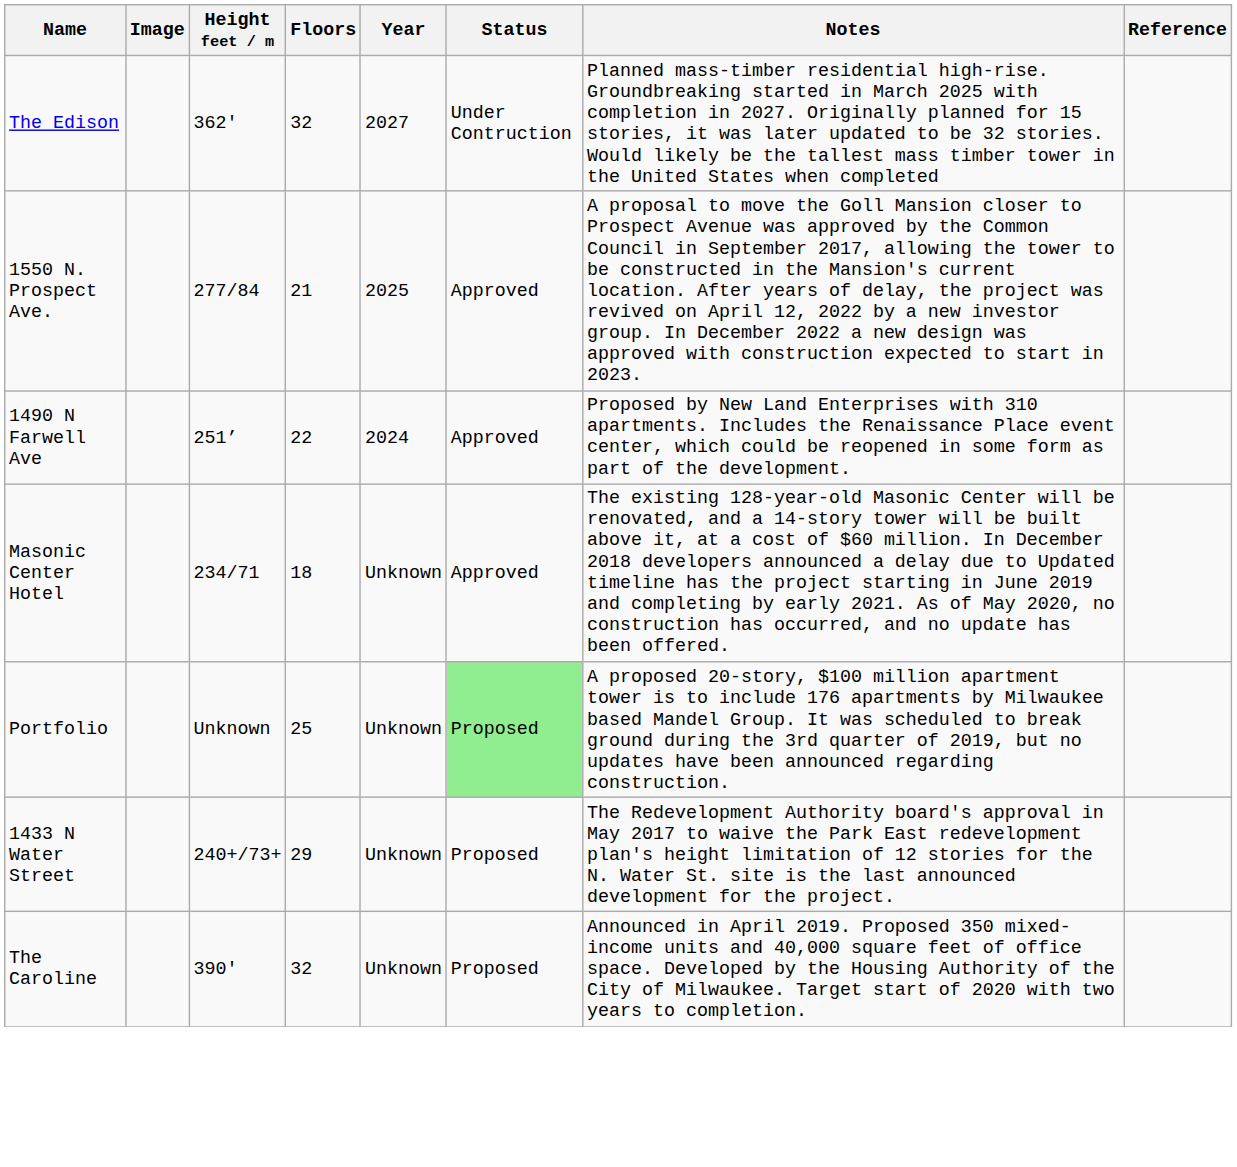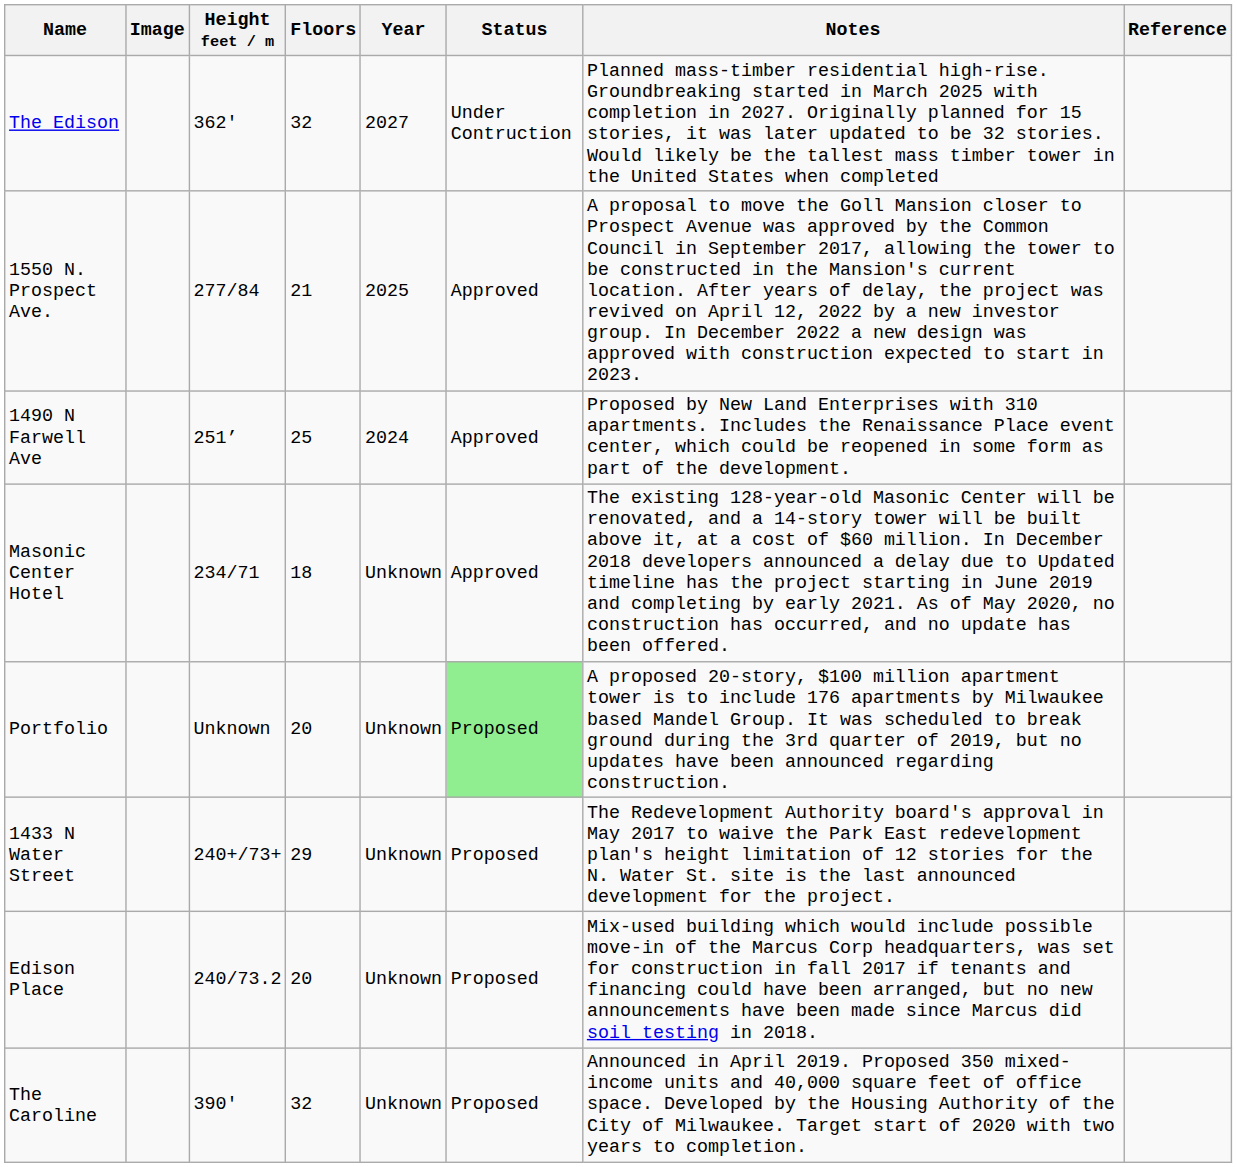(301, 437) 22 -> (301, 437) 25
(301, 729) 25 -> (301, 729) 20
+ row: (42, 980)
